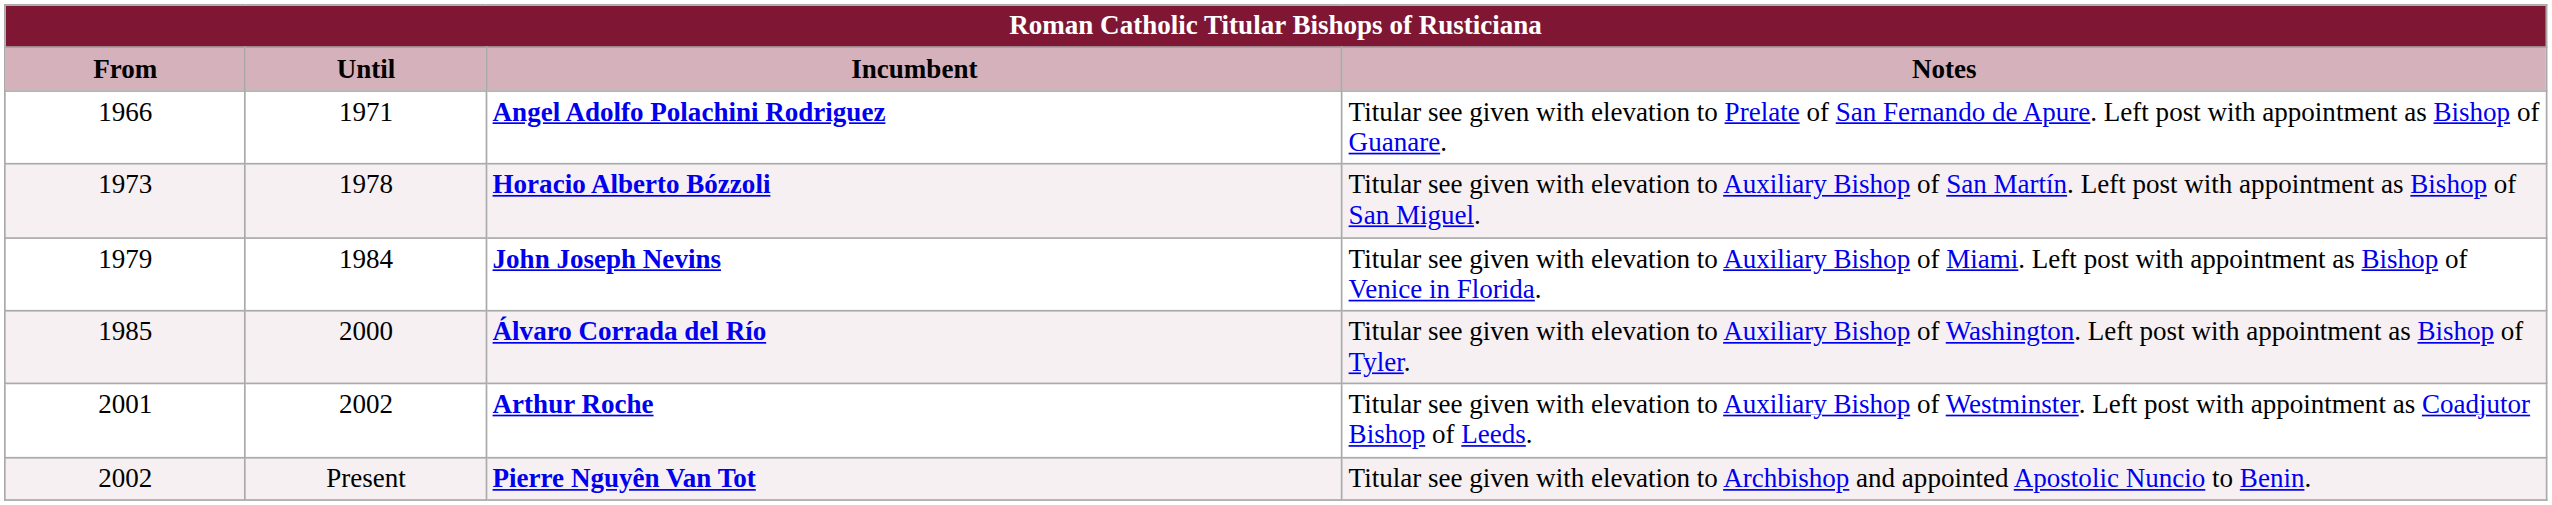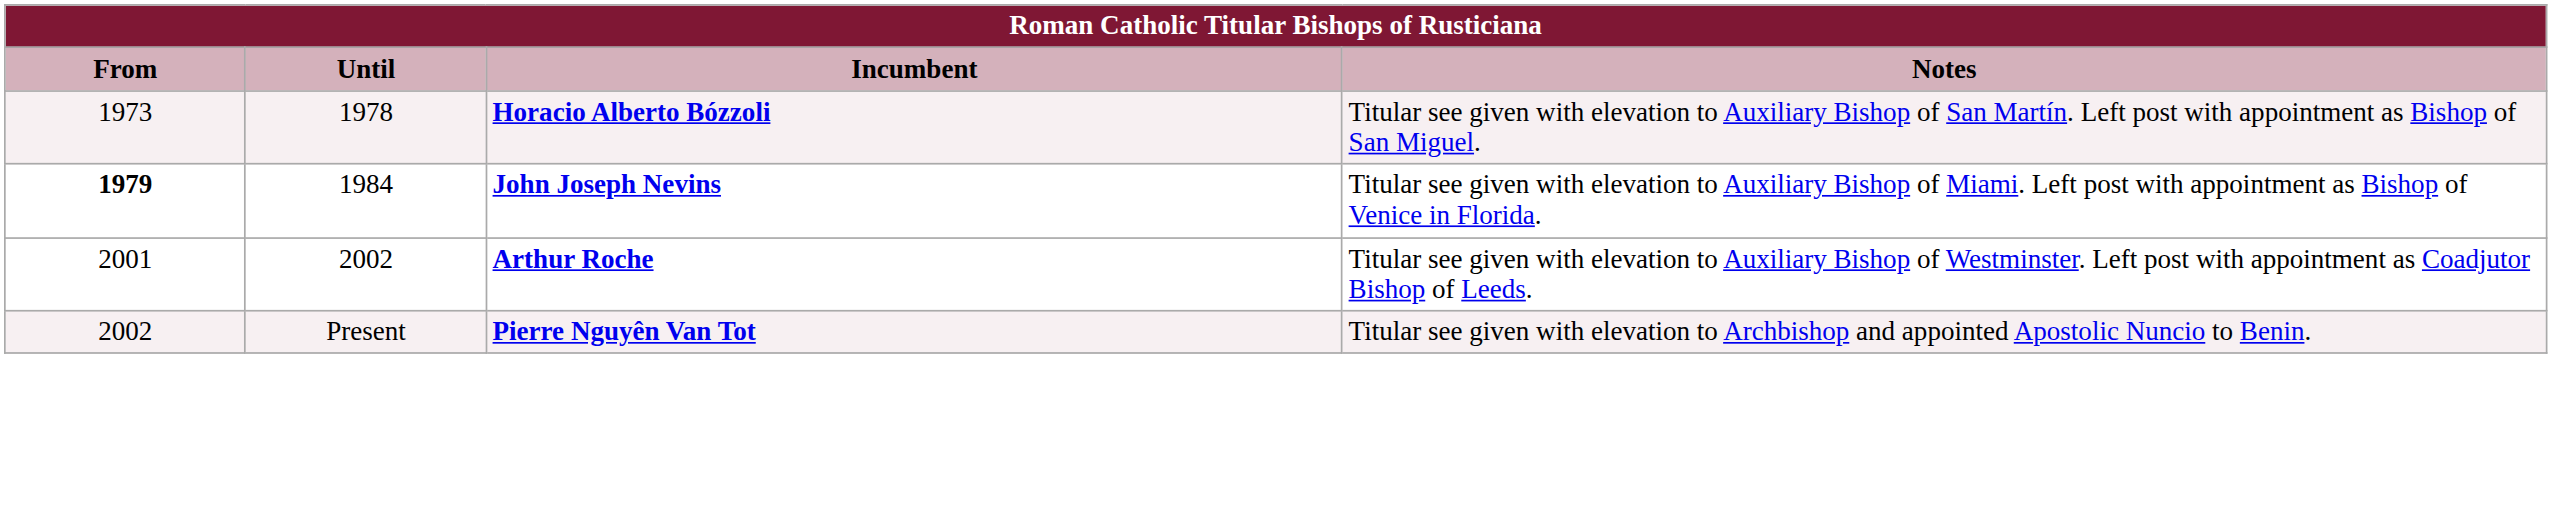- row: (689, 111)
(125, 258) normal -> (125, 185) bold
- row: (629, 331)
